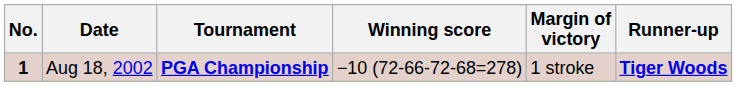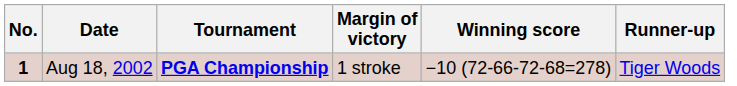columns swapped: (430, 29) <-> (571, 29)
(673, 67) bold -> (670, 67) normal
